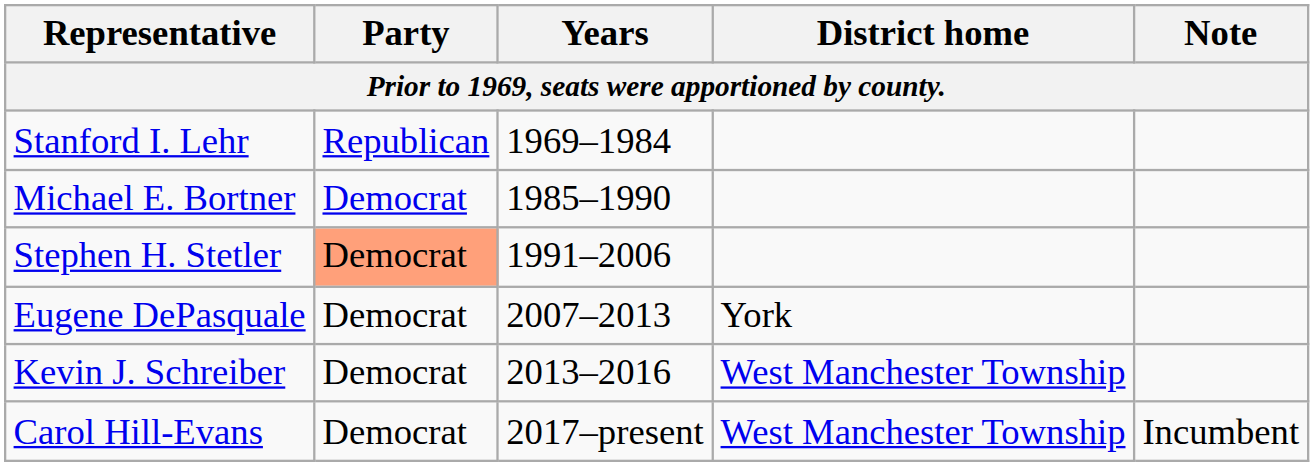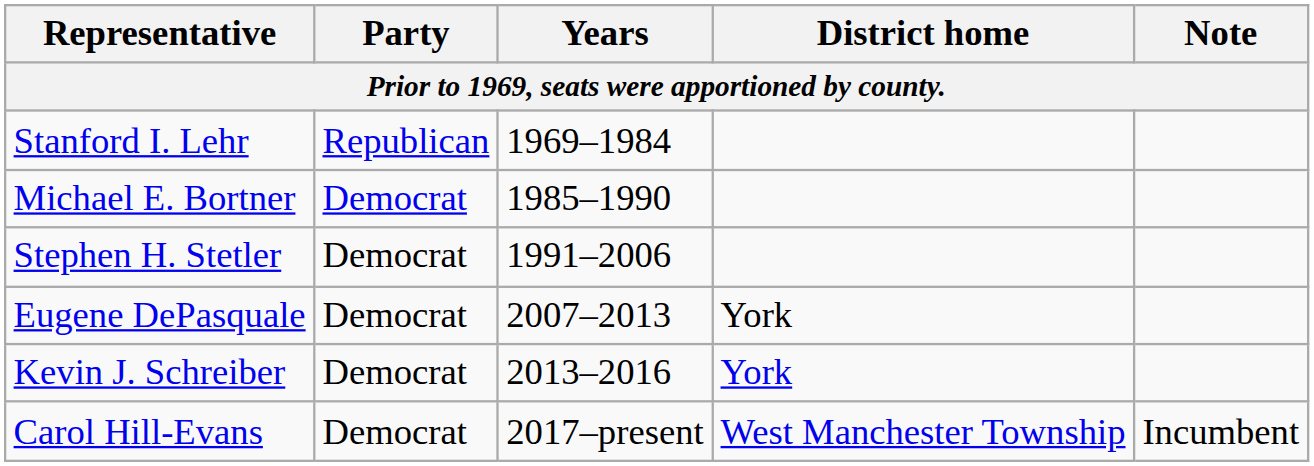(395, 256) lightsalmon background -> (395, 256) no background
(923, 372) West Manchester Township -> (756, 372) York
